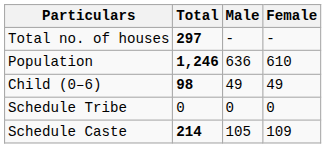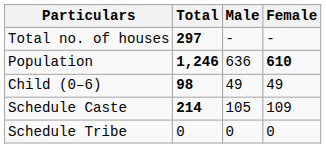(279, 62) normal -> (279, 62) bold
rows swapped: (67, 132) <-> (67, 108)
